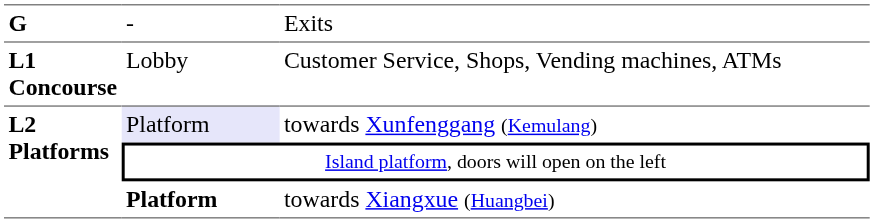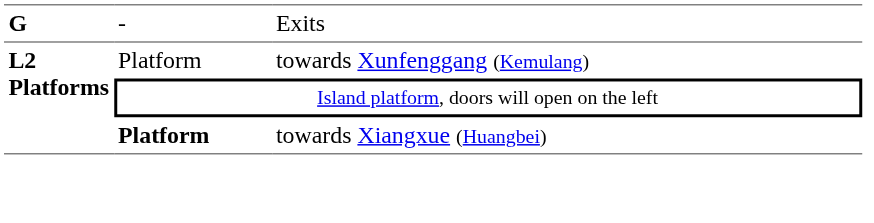- row: (533, 60)
(168, 124) lavender background -> (160, 60) no background
